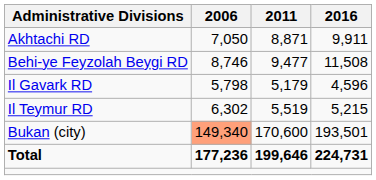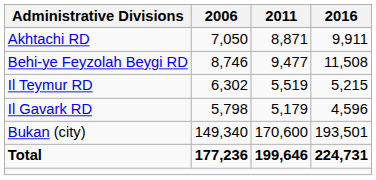rows swapped: (50, 86) <-> (50, 109)
(221, 132) lightsalmon background -> (221, 132) no background
